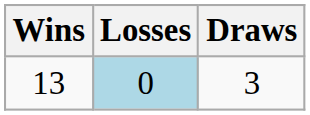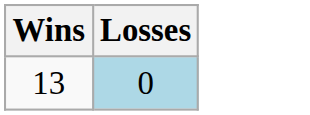- column: (252, 30)
